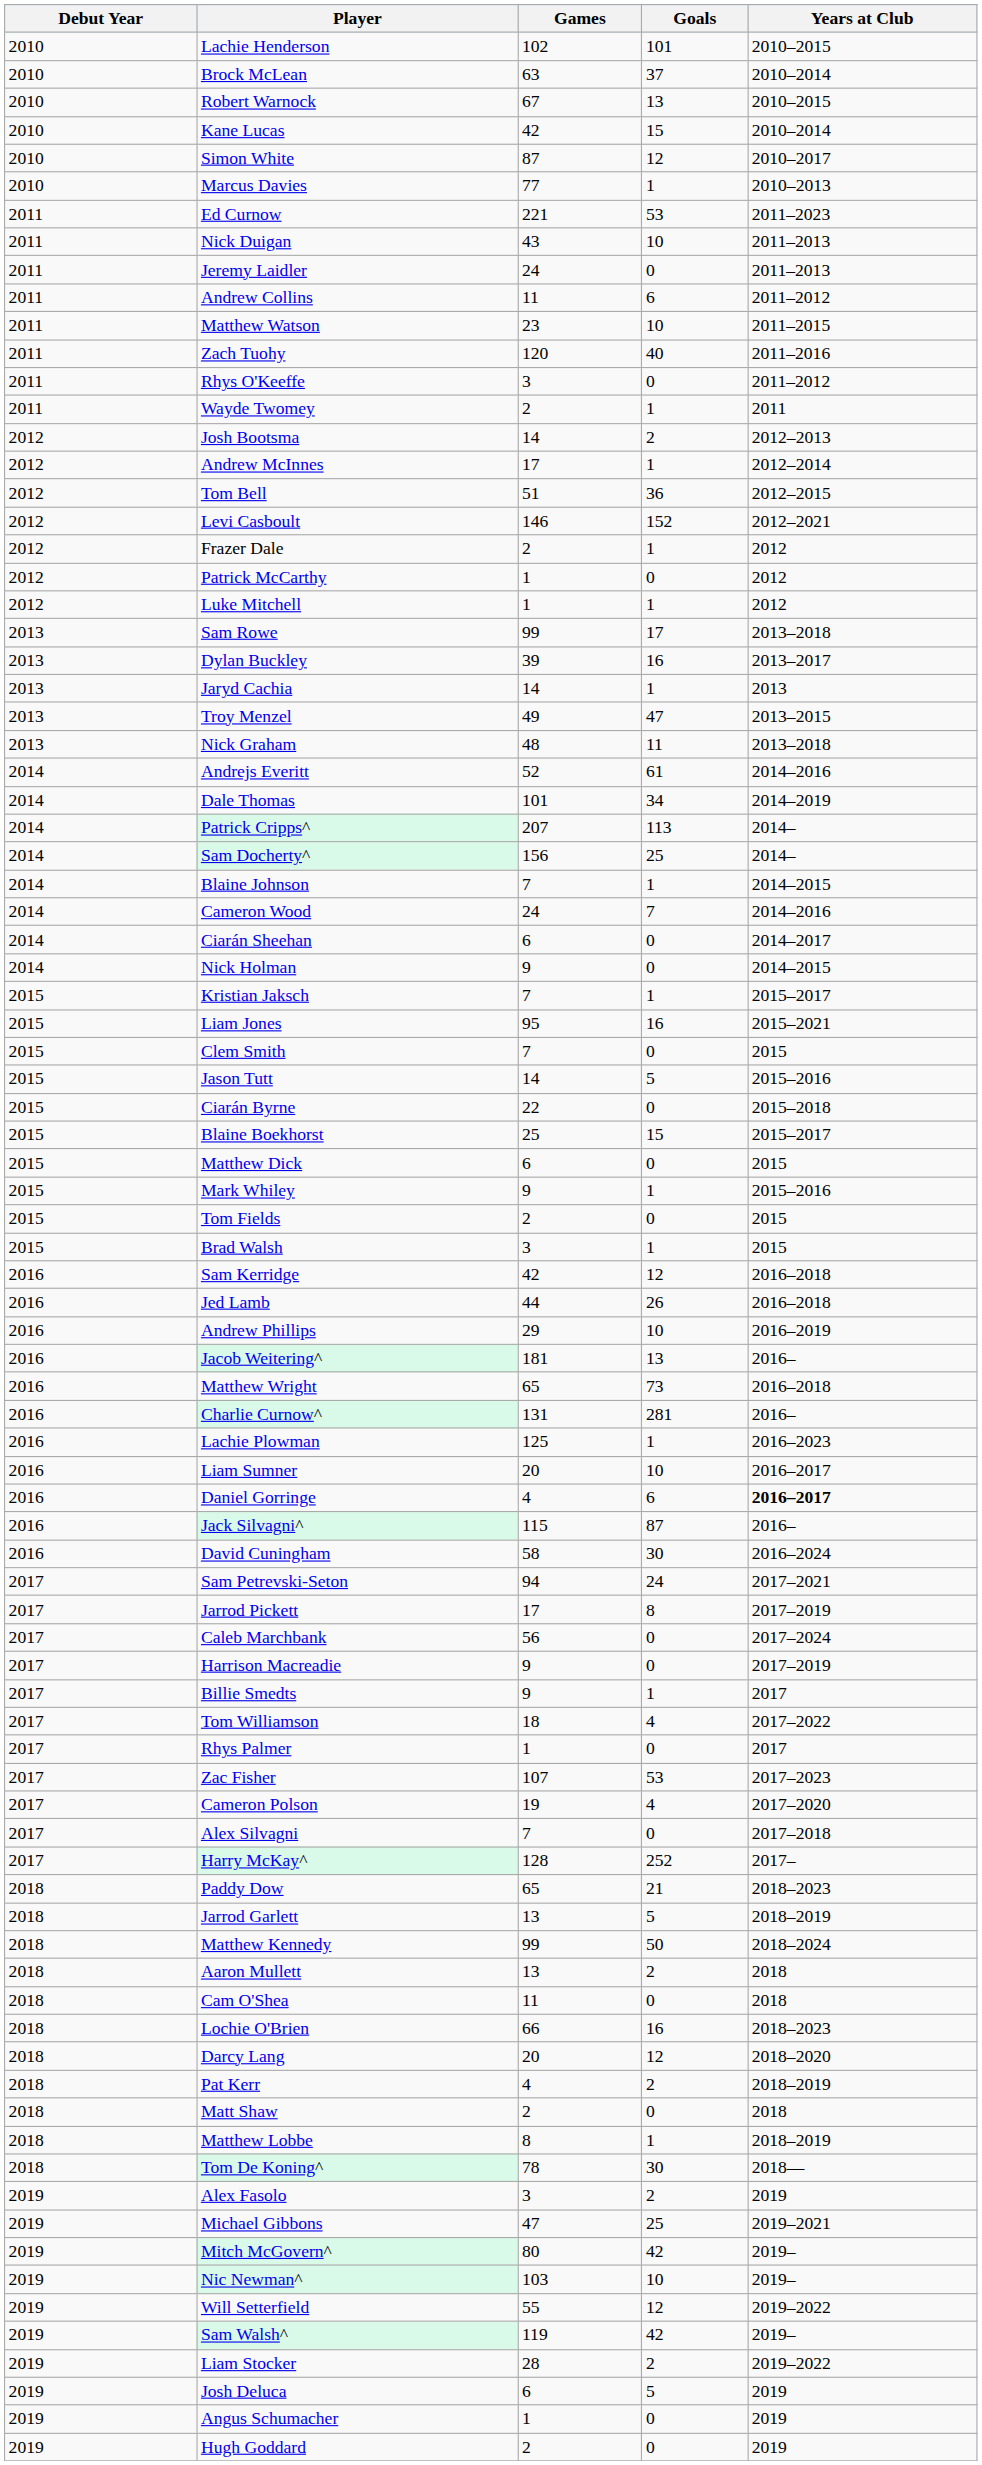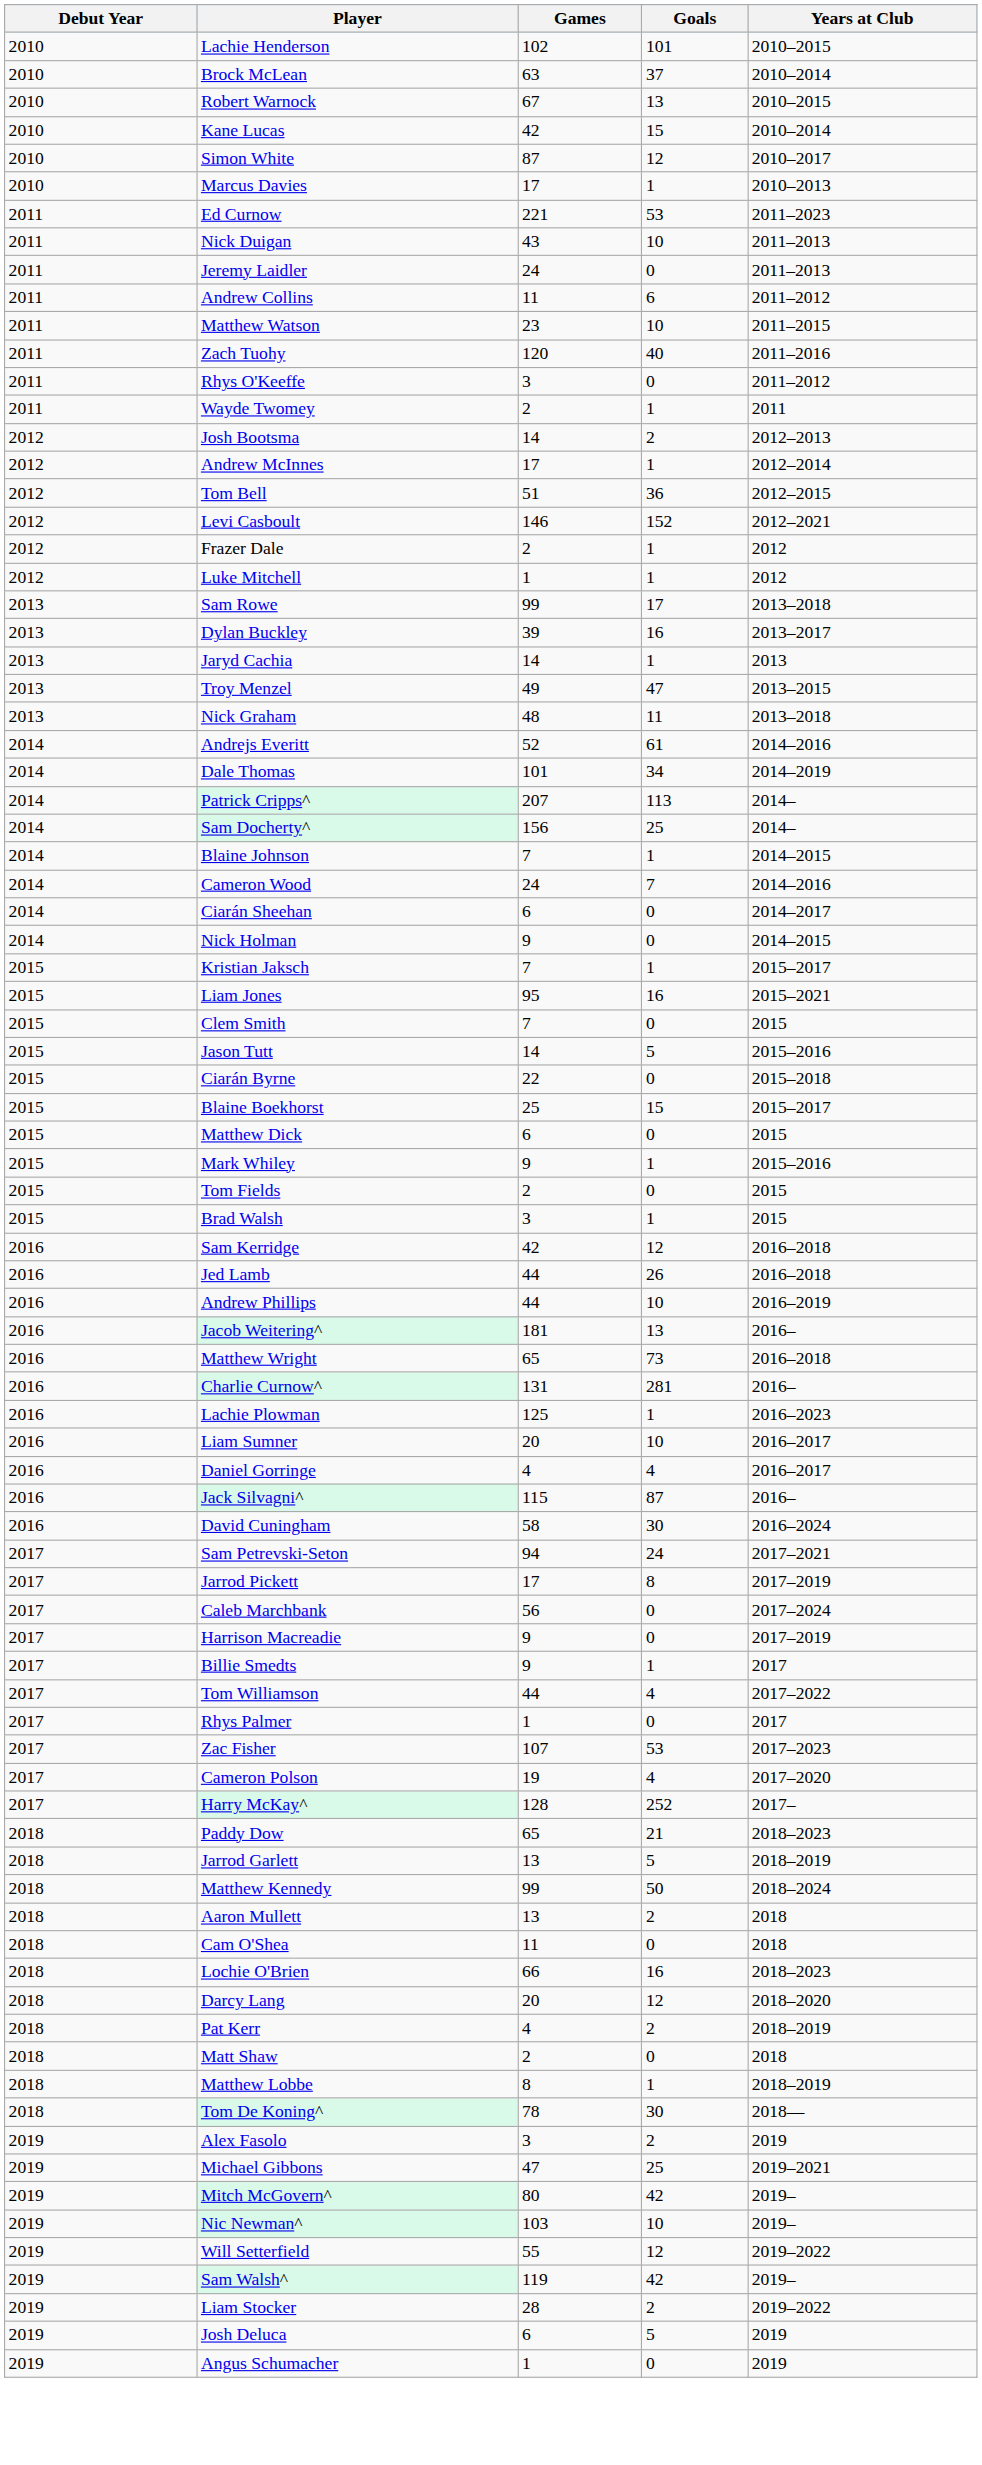(531, 185) 77 -> (531, 185) 17
- row: (264, 576)
(531, 1330) 29 -> (531, 1302) 44
(650, 1497) 6 -> (650, 1469) 4
(791, 1497) bold -> (791, 1469) normal
(531, 1721) 18 -> (531, 1693) 44
- row: (250, 1832)
- row: (253, 2446)
